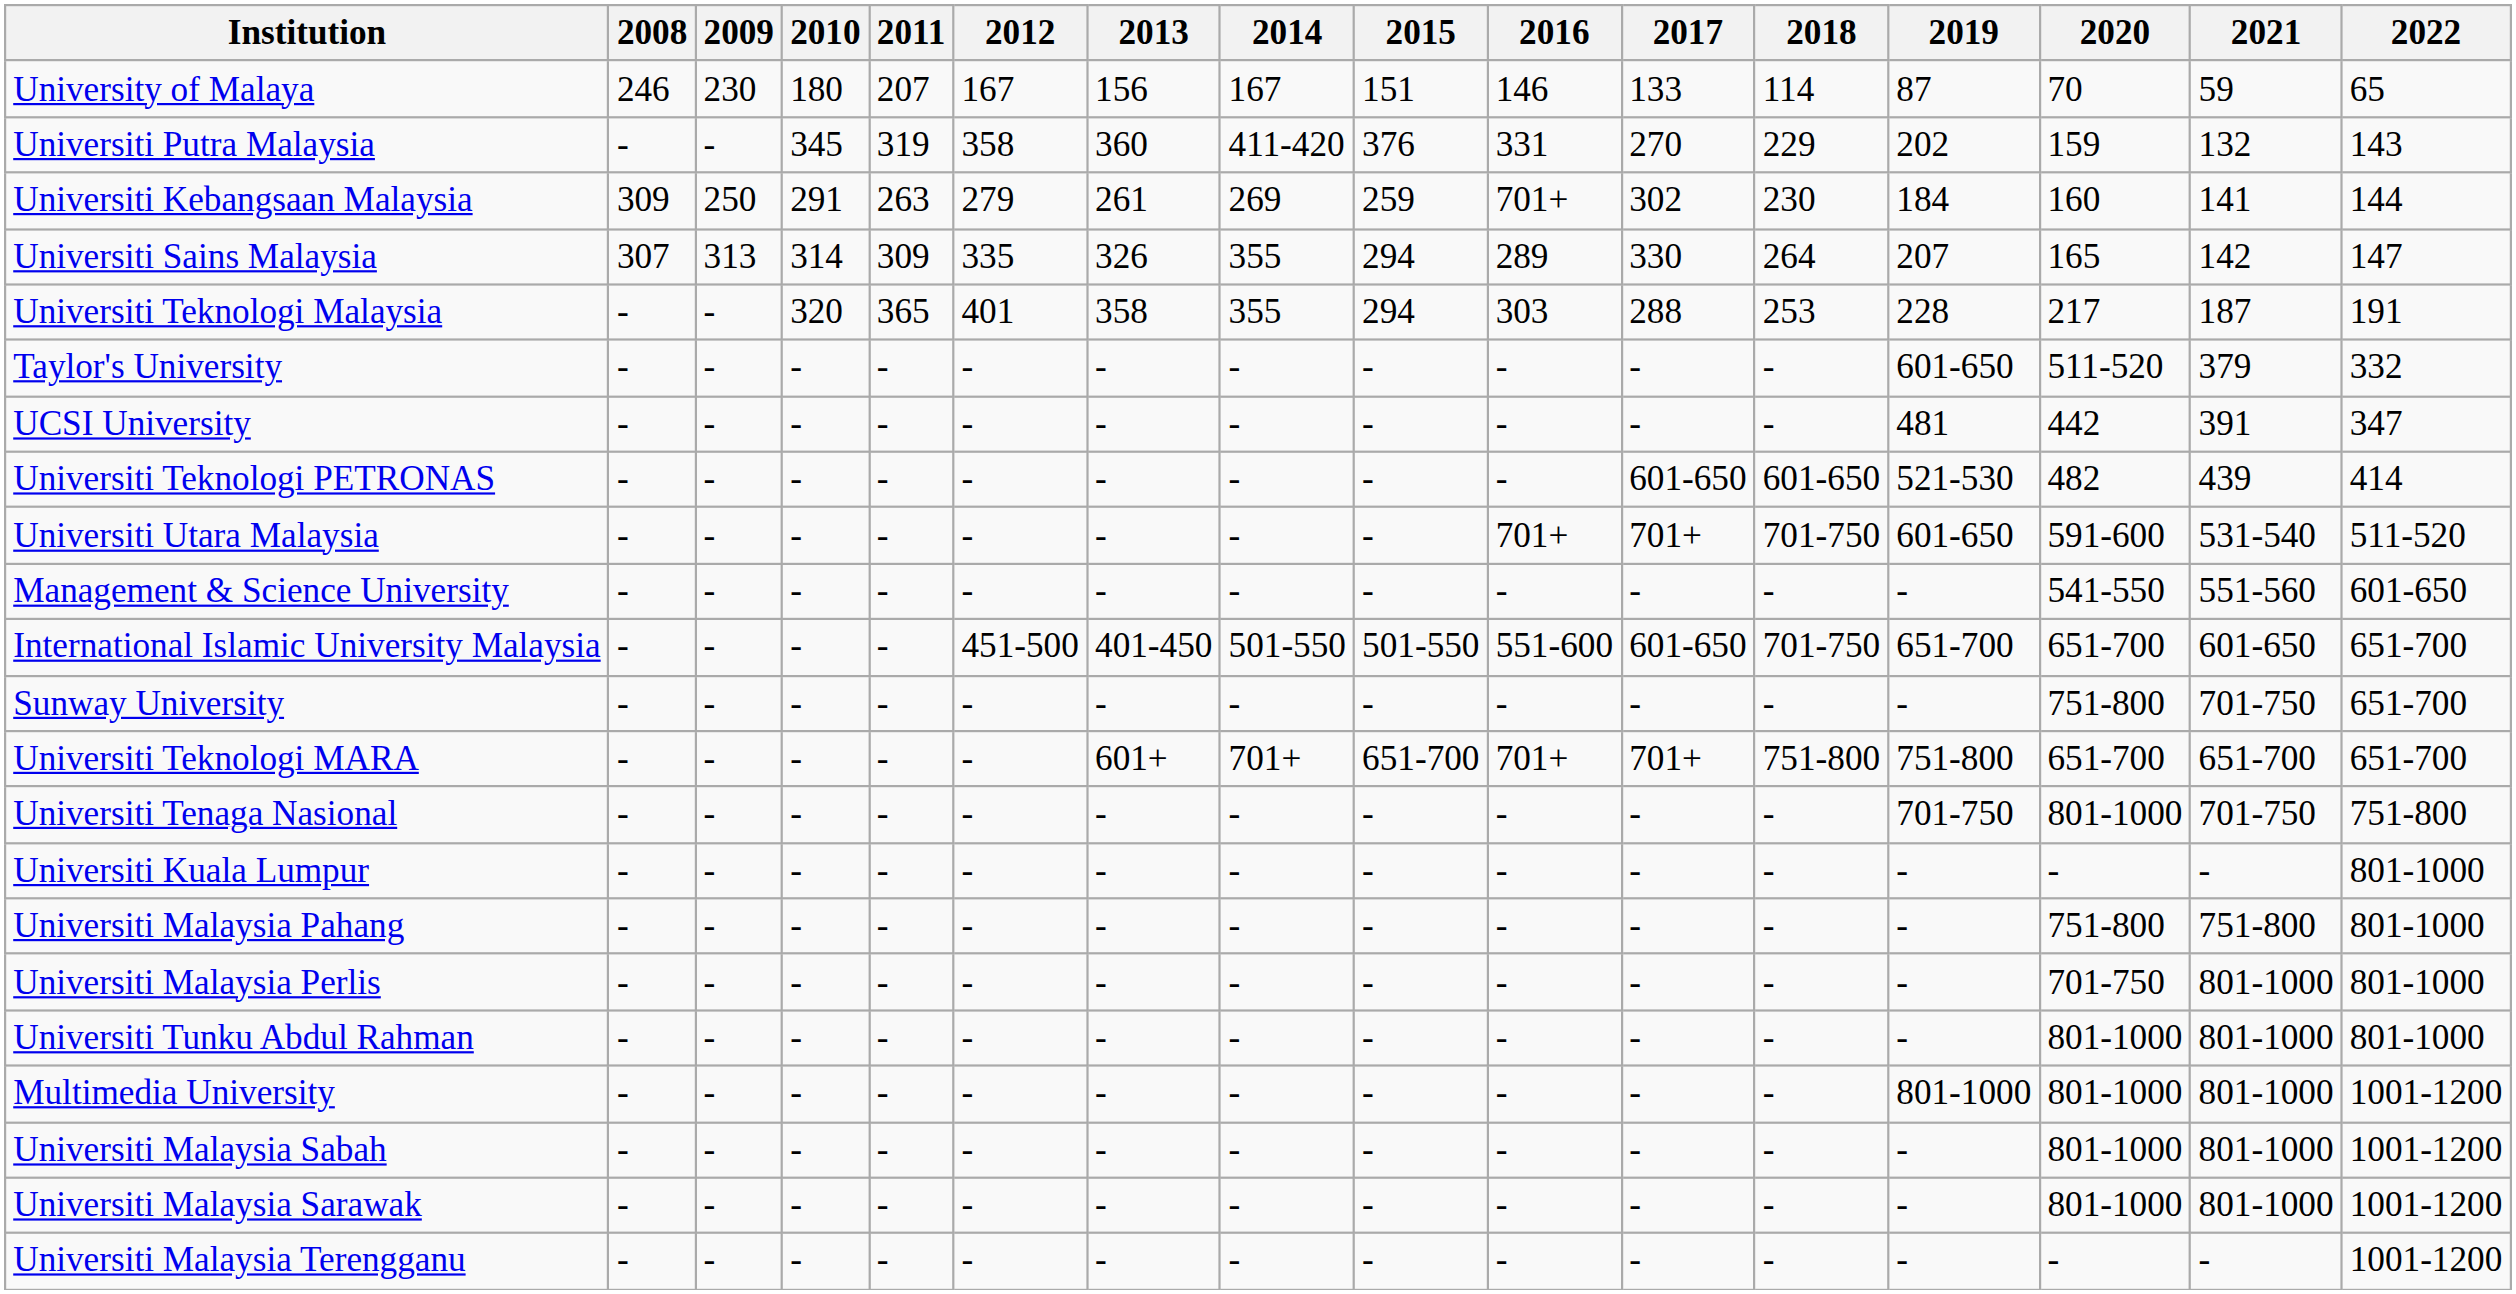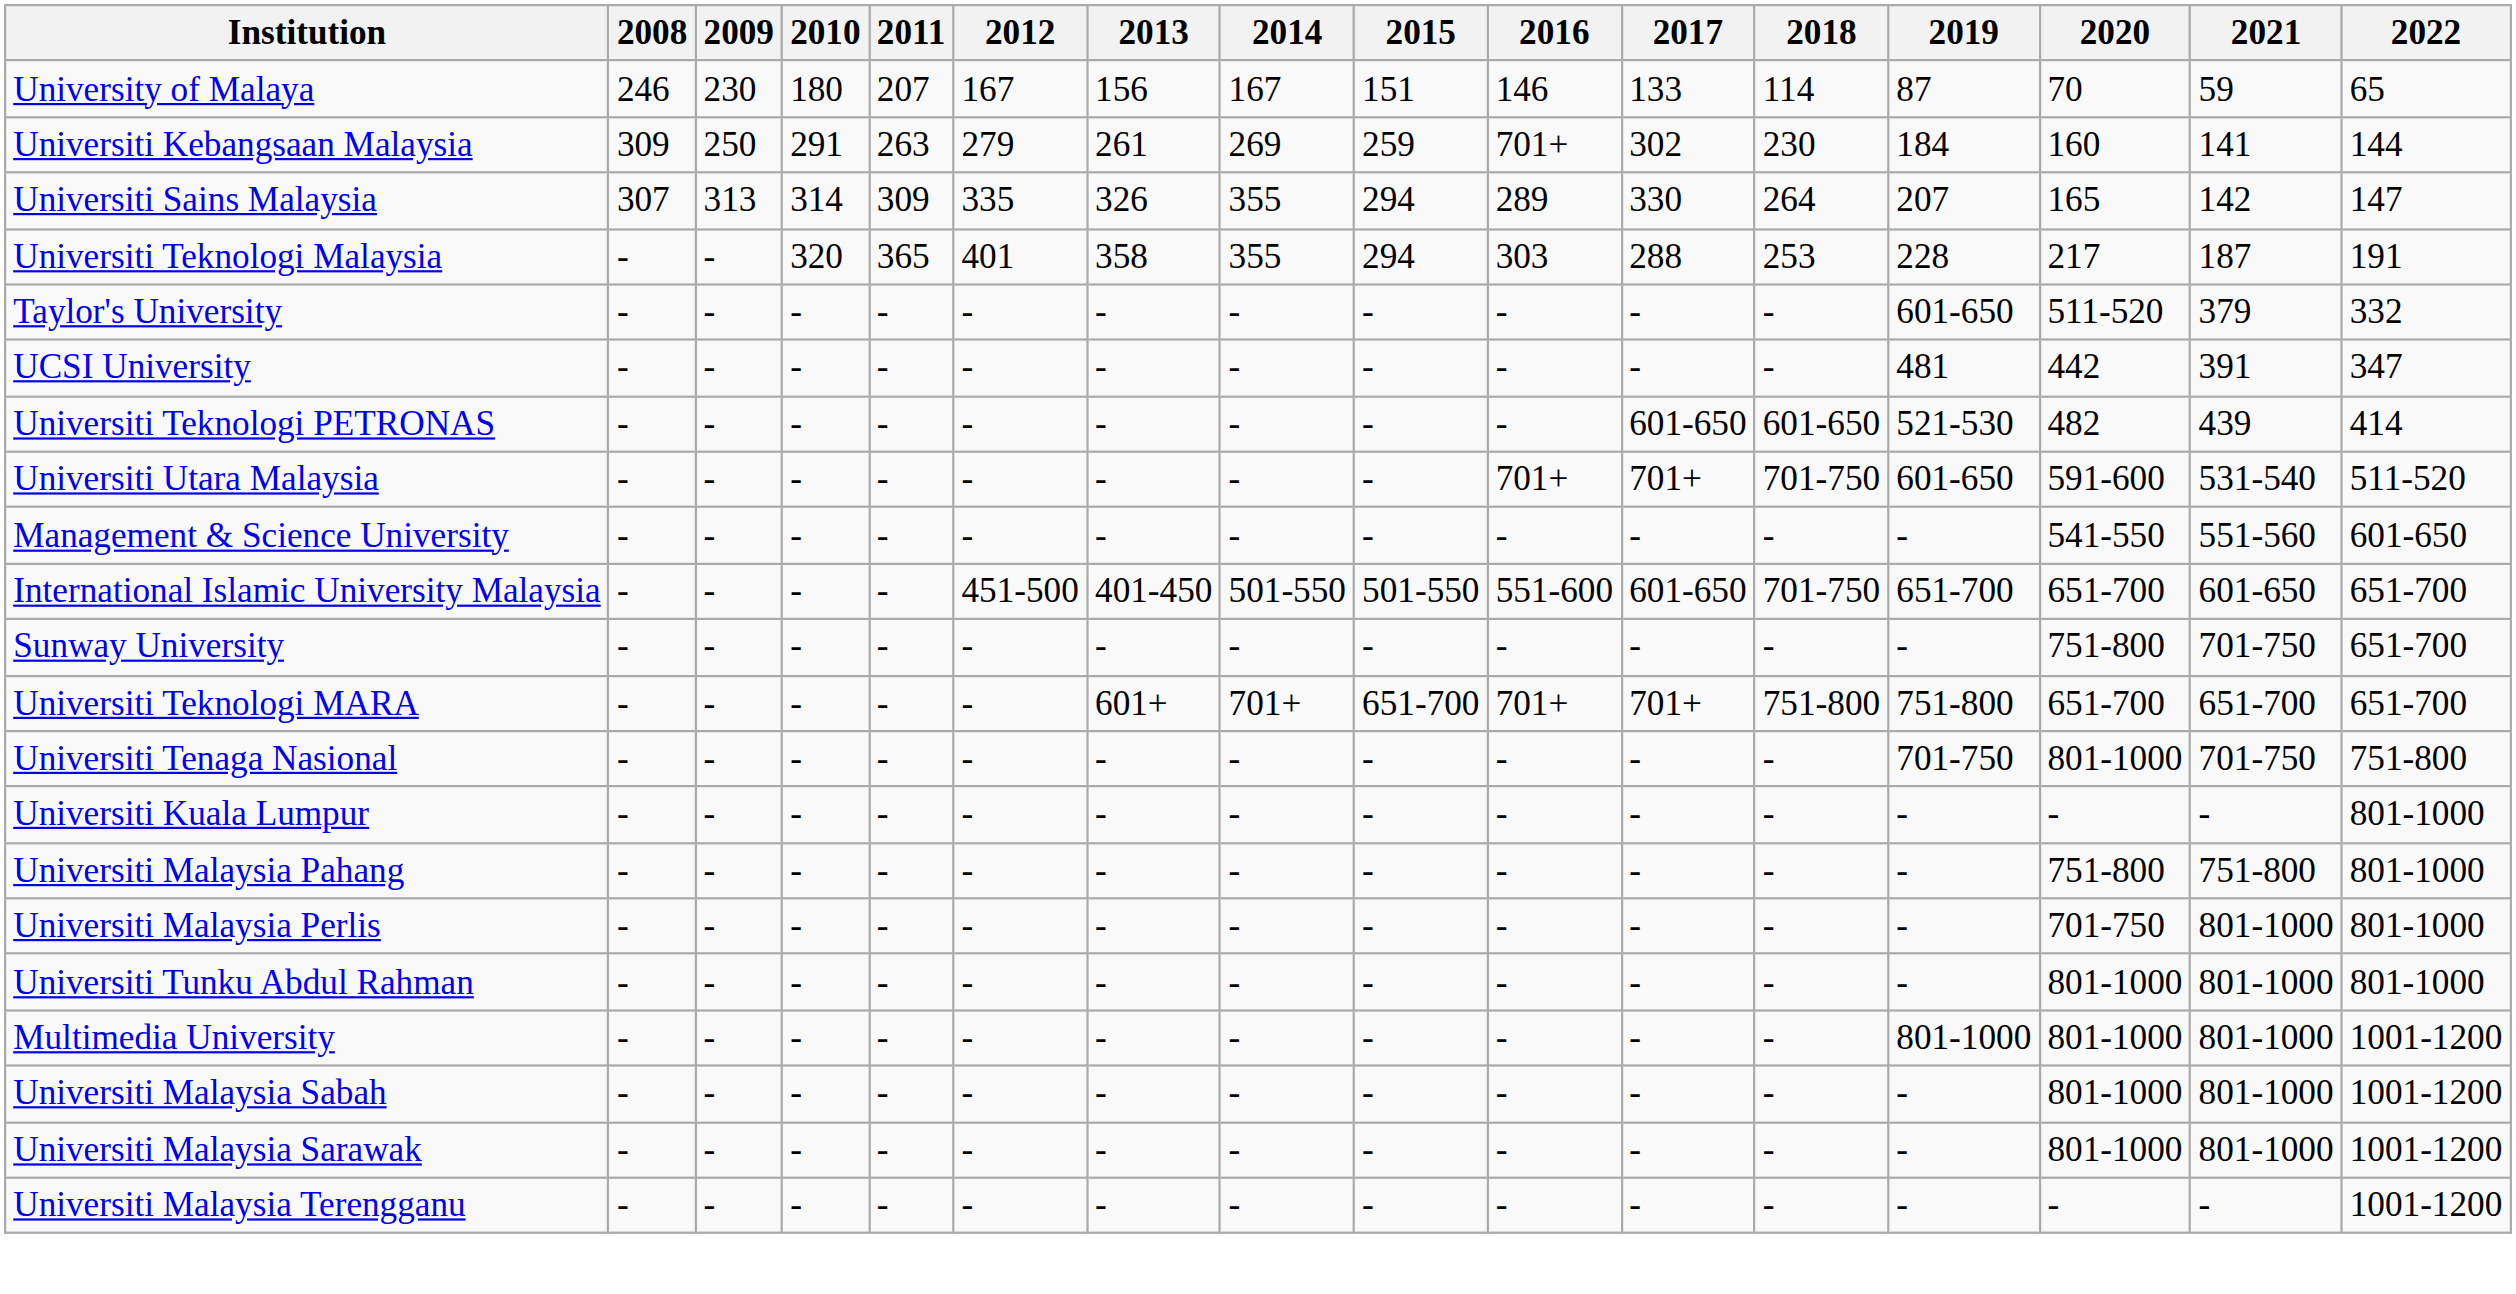- row: (194, 144)
